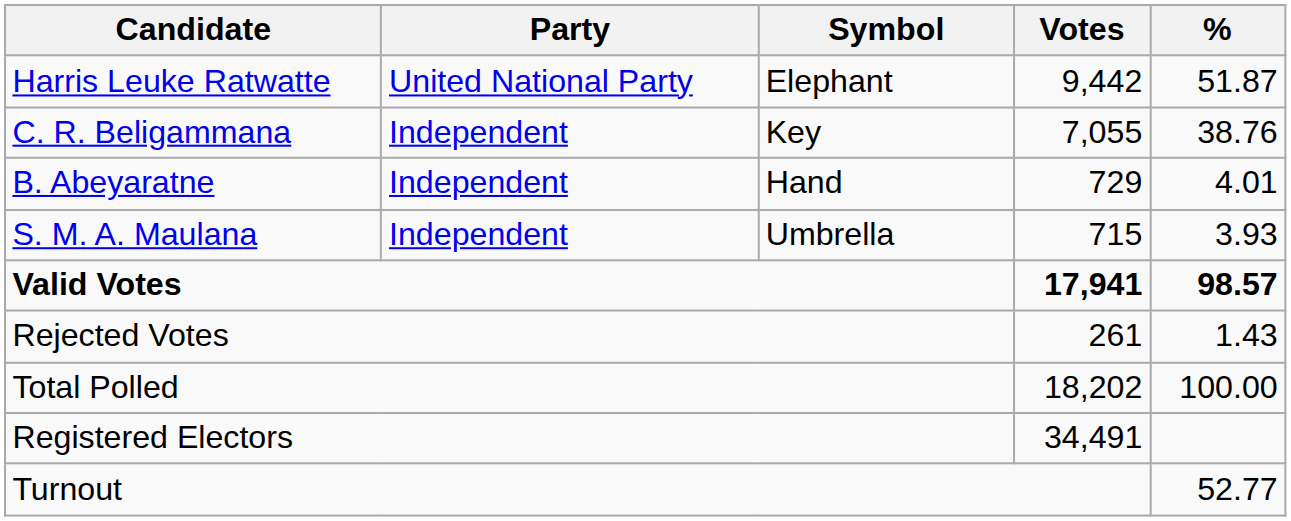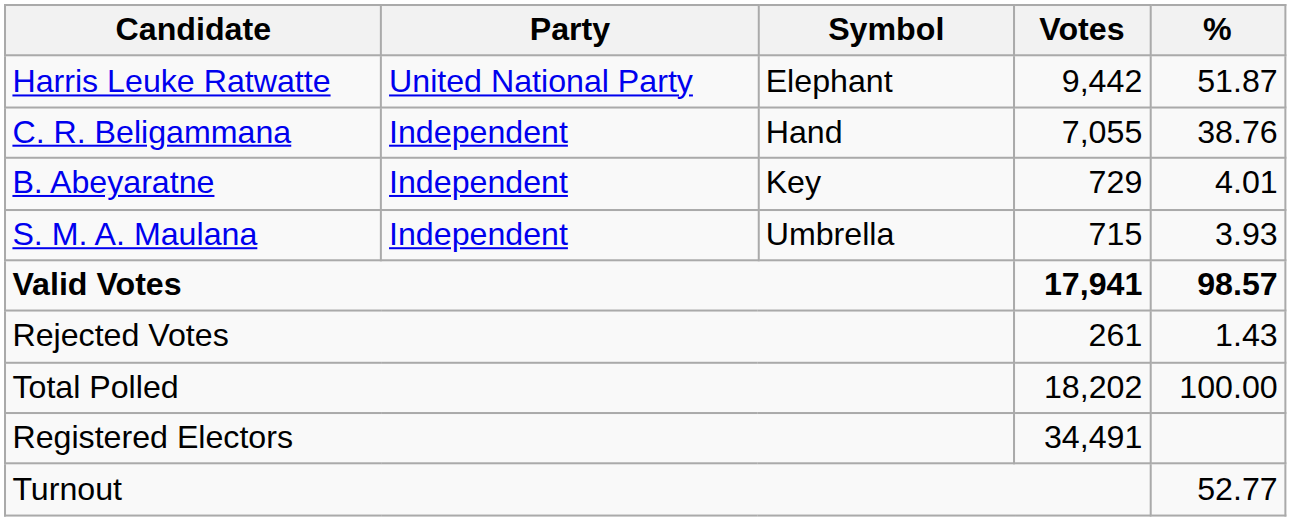(793, 132) Key -> (804, 132) Hand
(804, 183) Hand -> (793, 183) Key
